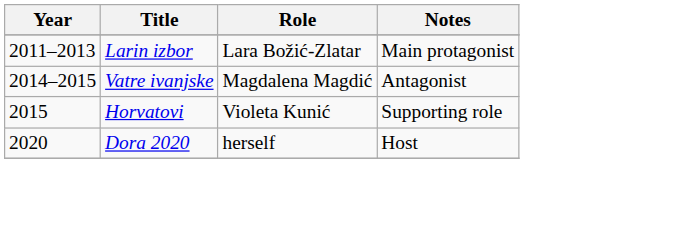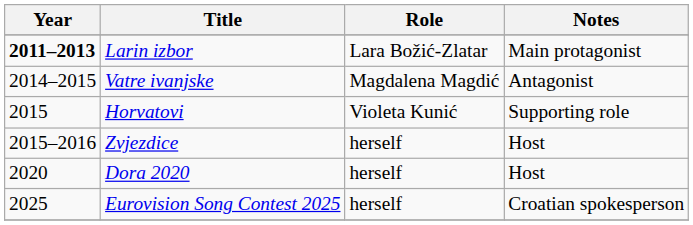(52, 50) normal -> (52, 50) bold
+ row: (142, 142)
+ row: (223, 204)
